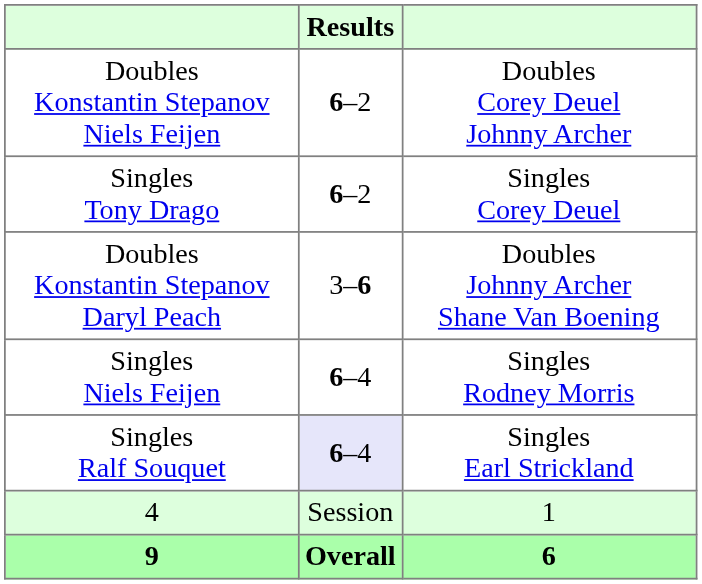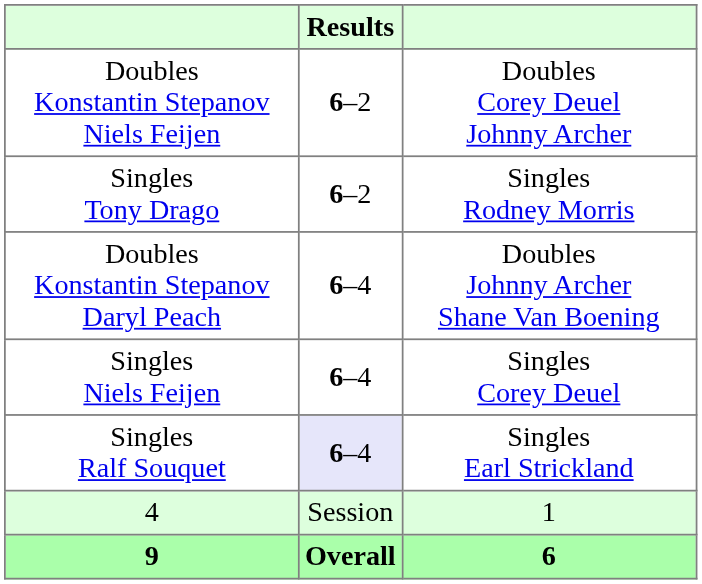(549, 193) Singles Corey Deuel -> (549, 193) Singles Rodney Morris
(350, 285) 3–6 -> (350, 285) 6–4
(549, 376) Singles Rodney Morris -> (549, 376) Singles Corey Deuel
